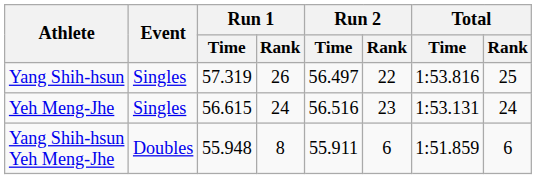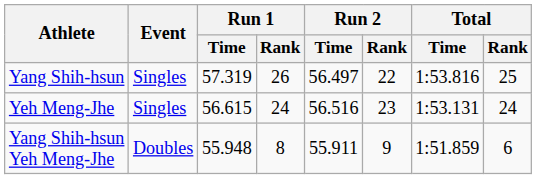(387, 148) 6 -> (387, 148) 9
